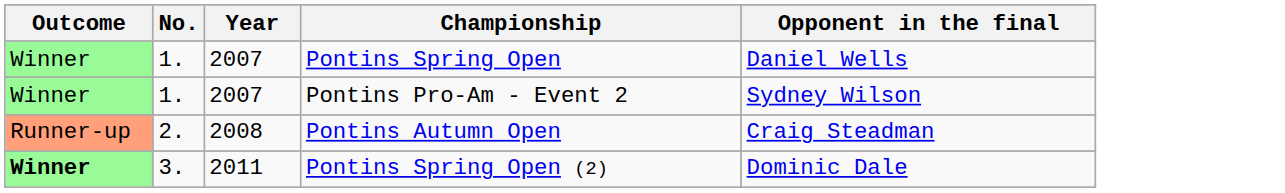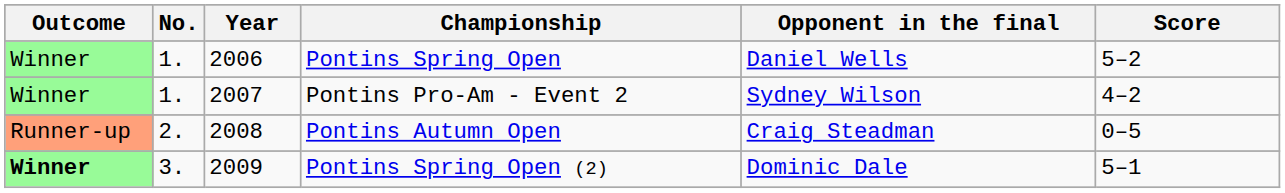+ column: (1187, 23)
(236, 60) 2007 -> (236, 60) 2006
(236, 169) 2011 -> (236, 169) 2009
